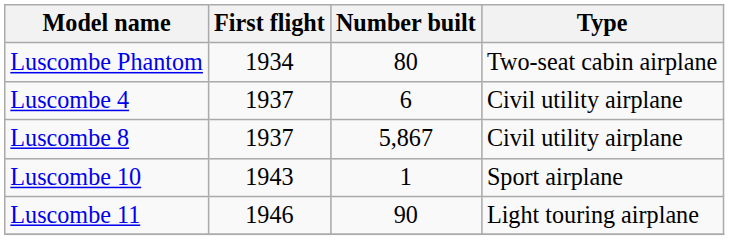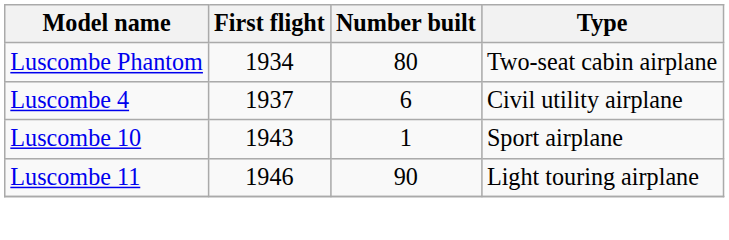- row: (70, 138)
